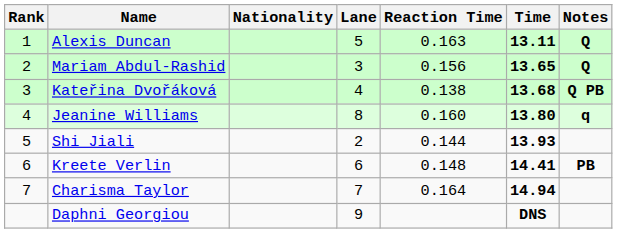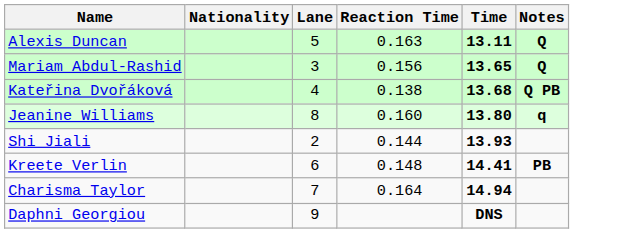- column: (26, 17)
